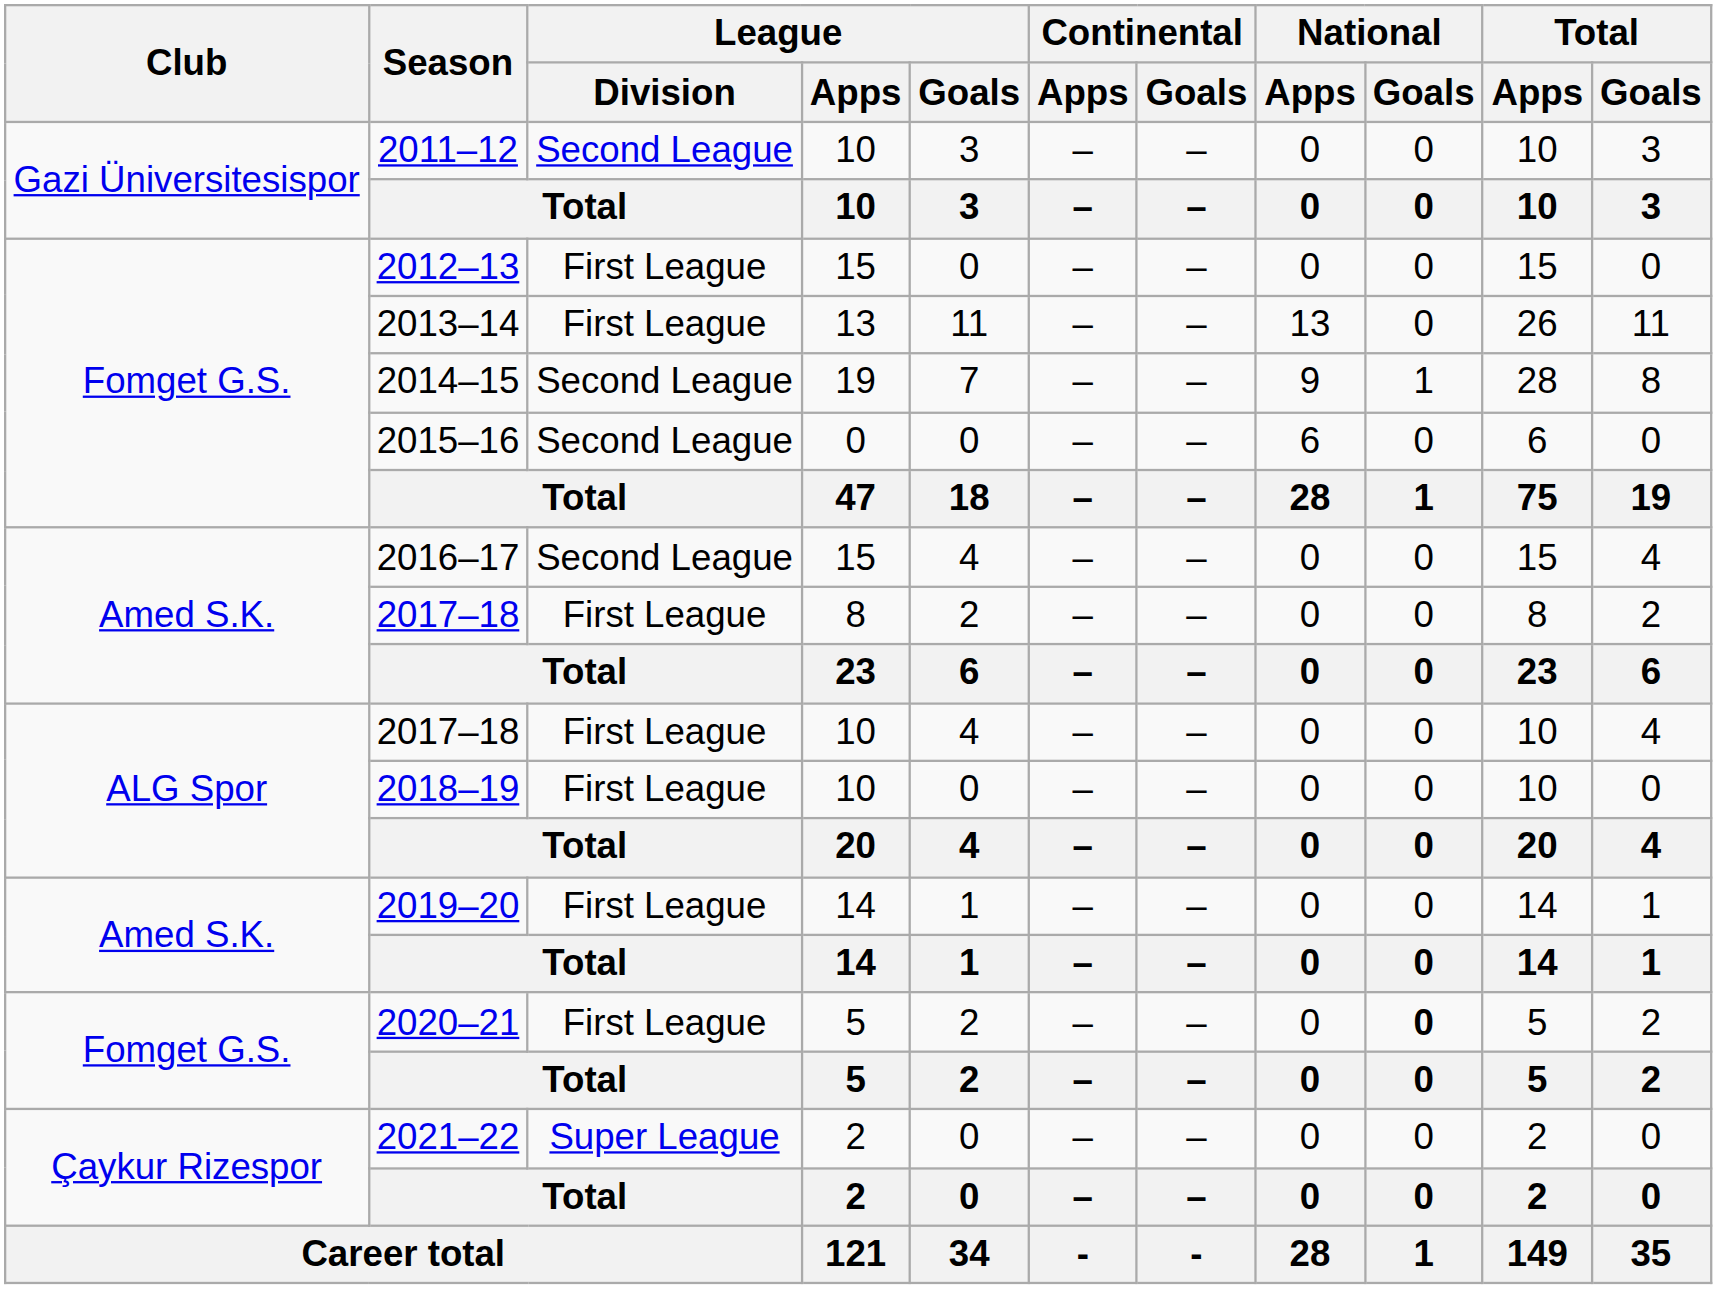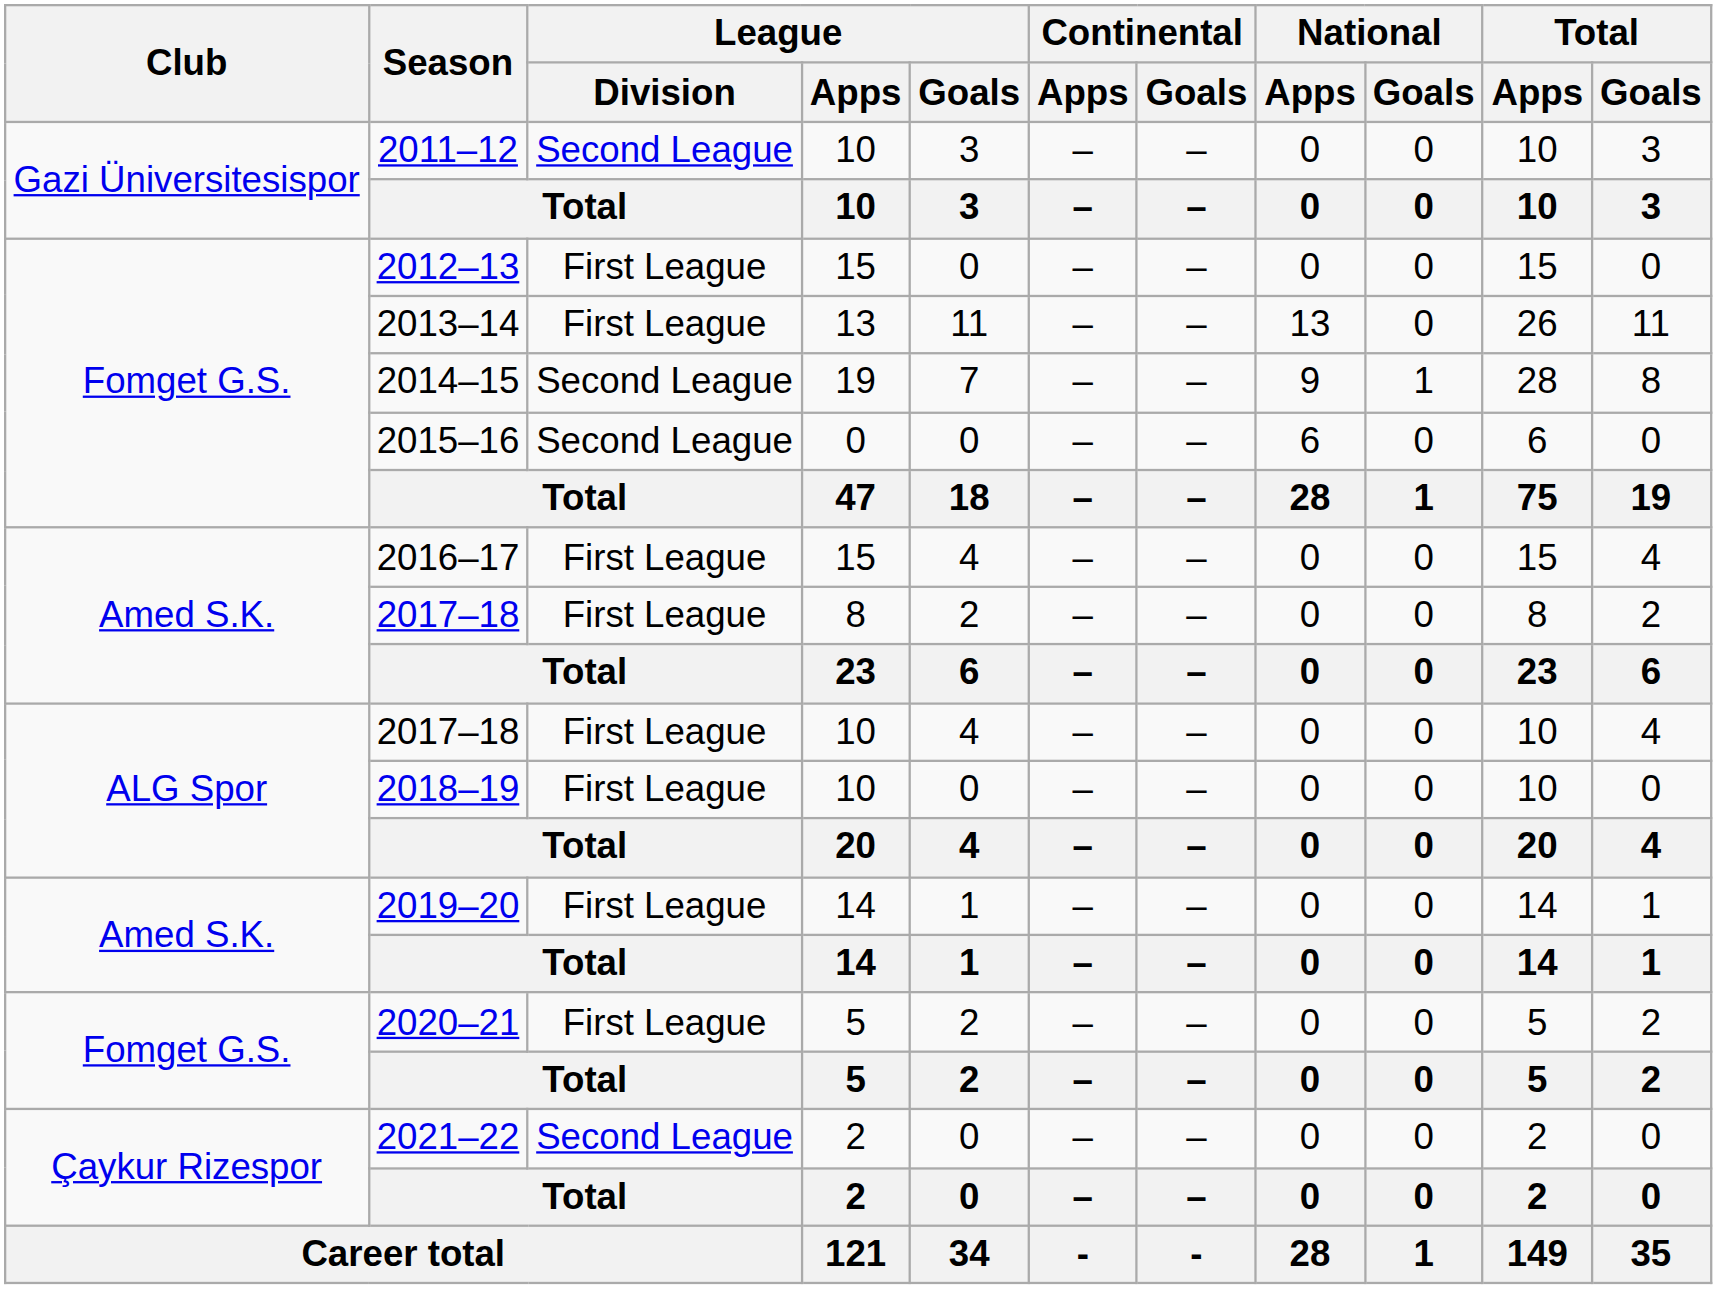(665, 556) Second League -> (665, 556) First League
(1424, 1021) bold -> (1424, 1021) normal
(665, 1137) Super League -> (665, 1137) Second League
